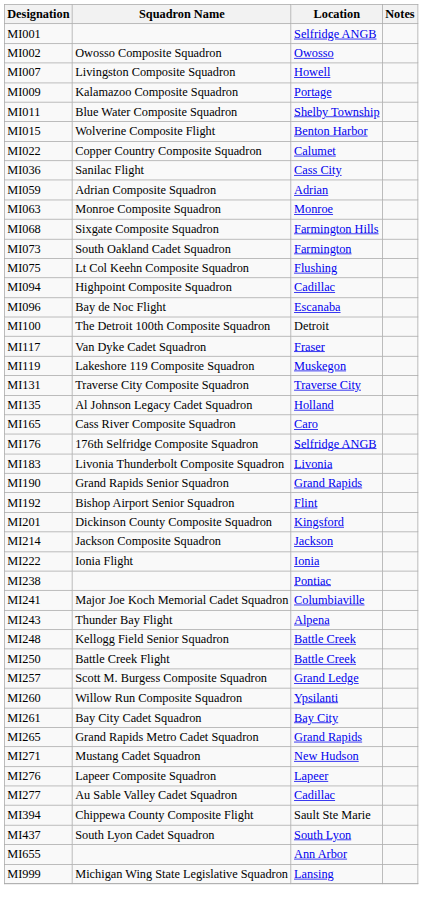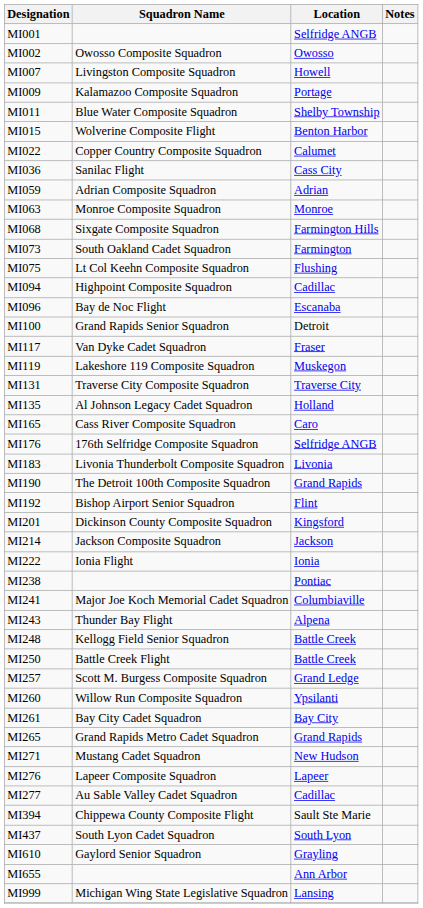(173, 326) The Detroit 100th Composite Squadron -> (152, 326) Grand Rapids Senior Squadron
(152, 483) Grand Rapids Senior Squadron -> (173, 483) The Detroit 100th Composite Squadron
+ row: (24, 854)
